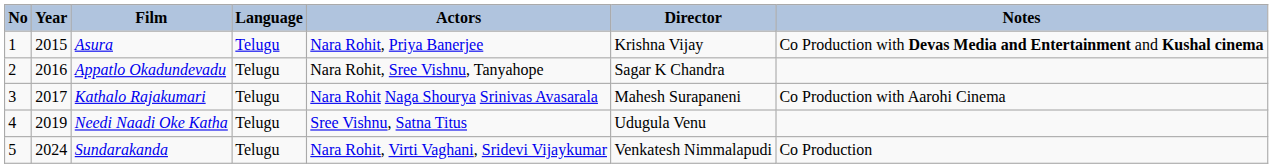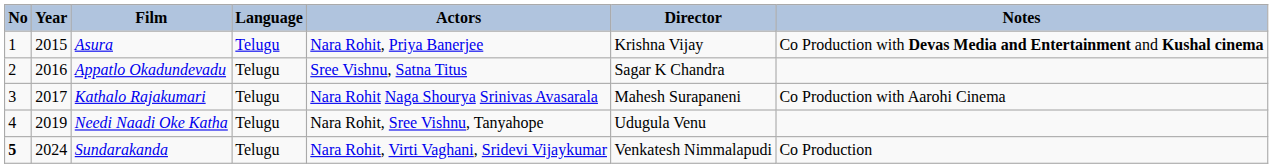(427, 70) Nara Rohit, Sree Vishnu, Tanyahope -> (389, 70) Sree Vishnu, Satna Titus
(389, 123) Sree Vishnu, Satna Titus -> (427, 123) Nara Rohit, Sree Vishnu, Tanyahope
(12, 149) normal -> (12, 149) bold
